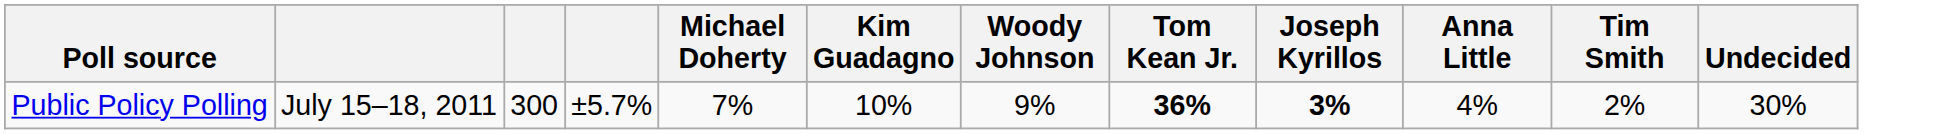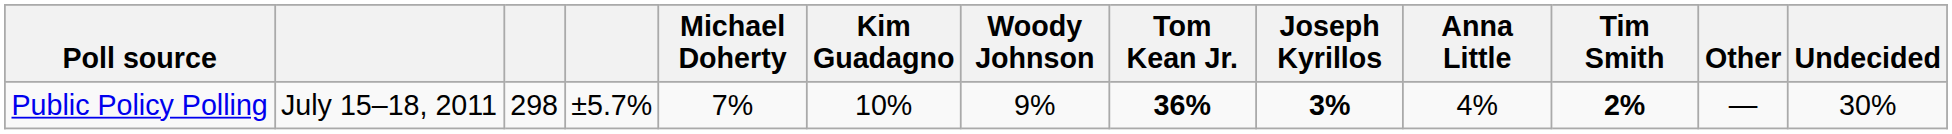+ column: (1743, 59)
(534, 104) 300 -> (534, 104) 298
(1625, 104) normal -> (1625, 104) bold
